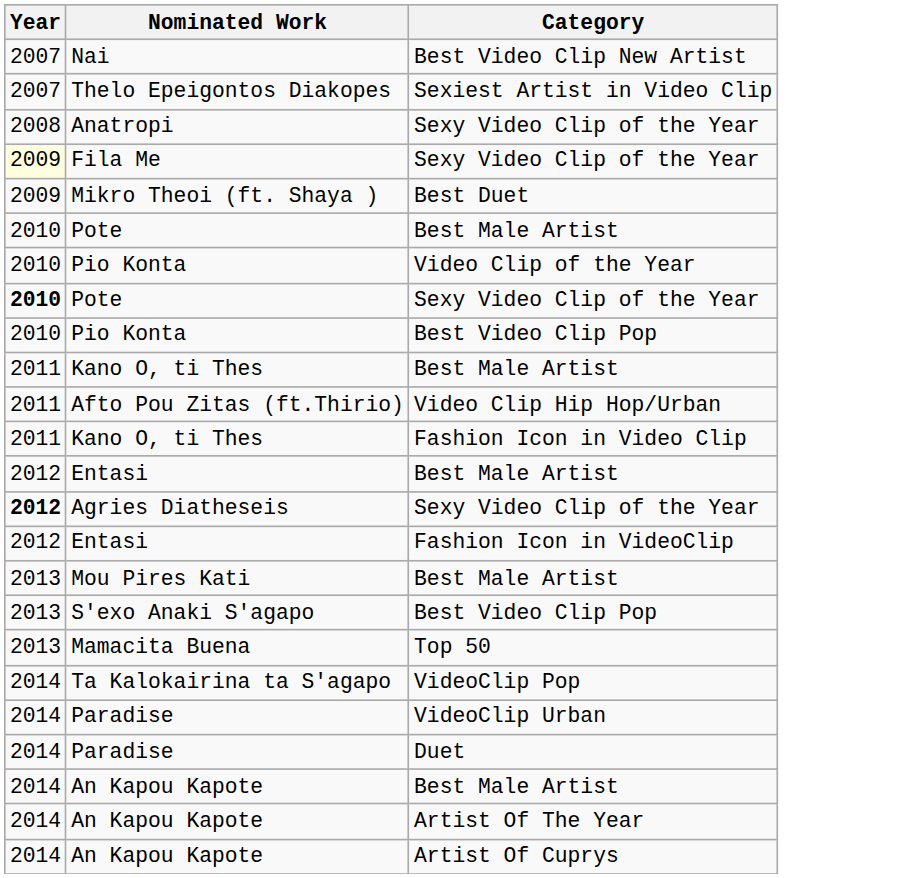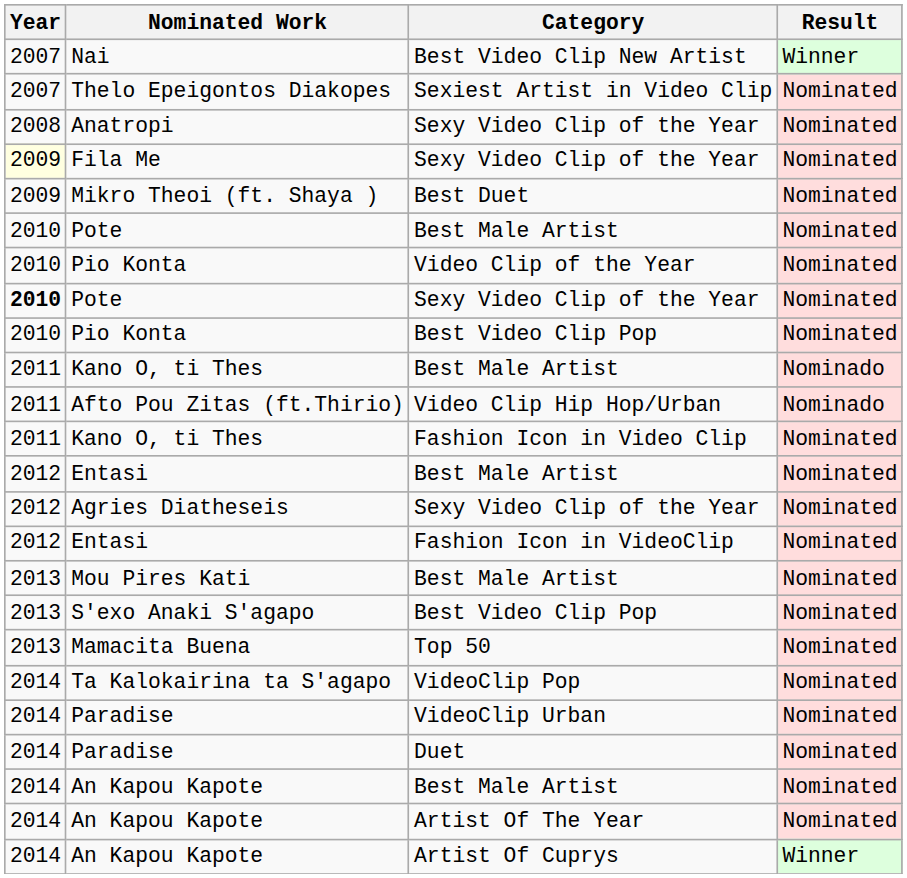+ column: (840, 22)
(35, 509) bold -> (35, 509) normal
